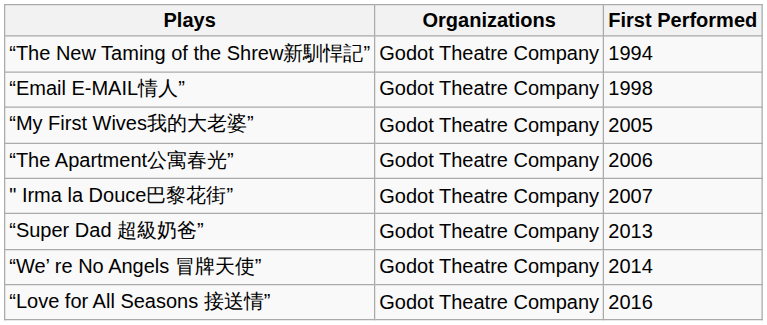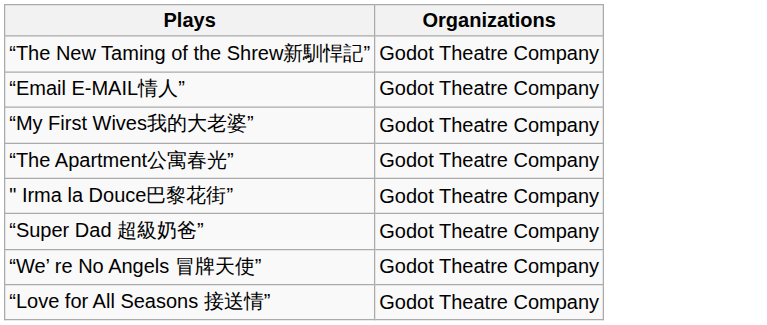- column: (683, 20)
